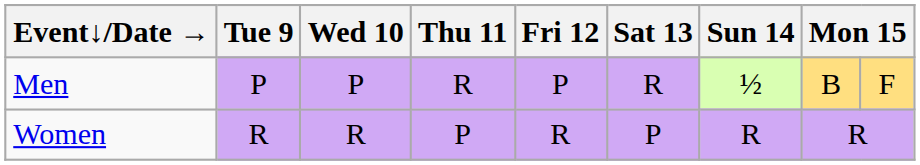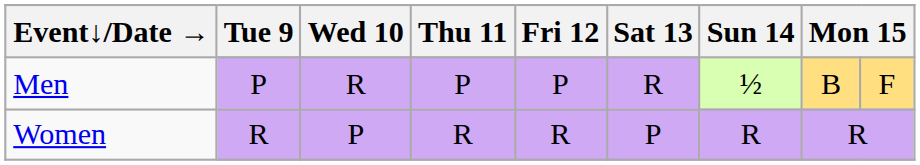(356, 83) P -> (356, 83) R
(463, 83) R -> (463, 83) P
(356, 134) R -> (356, 134) P
(463, 134) P -> (463, 134) R
